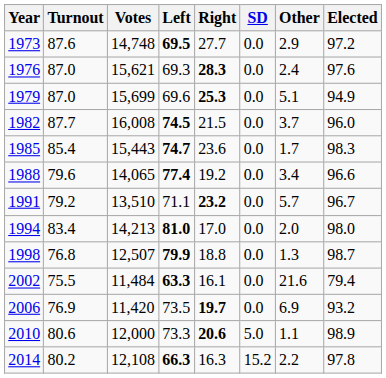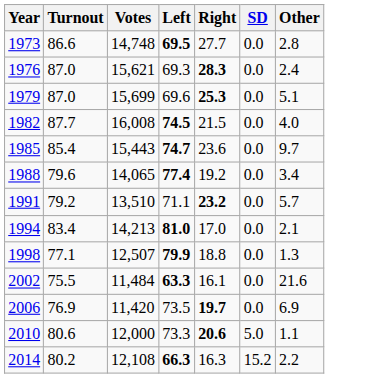- column: (352, 17)
(61, 44) 87.6 -> (61, 44) 86.6
(289, 44) 2.9 -> (289, 44) 2.8
(289, 123) 3.7 -> (289, 123) 4.0
(289, 149) 1.7 -> (289, 149) 9.7
(289, 228) 2.0 -> (289, 228) 2.1
(61, 254) 76.8 -> (61, 254) 77.1
